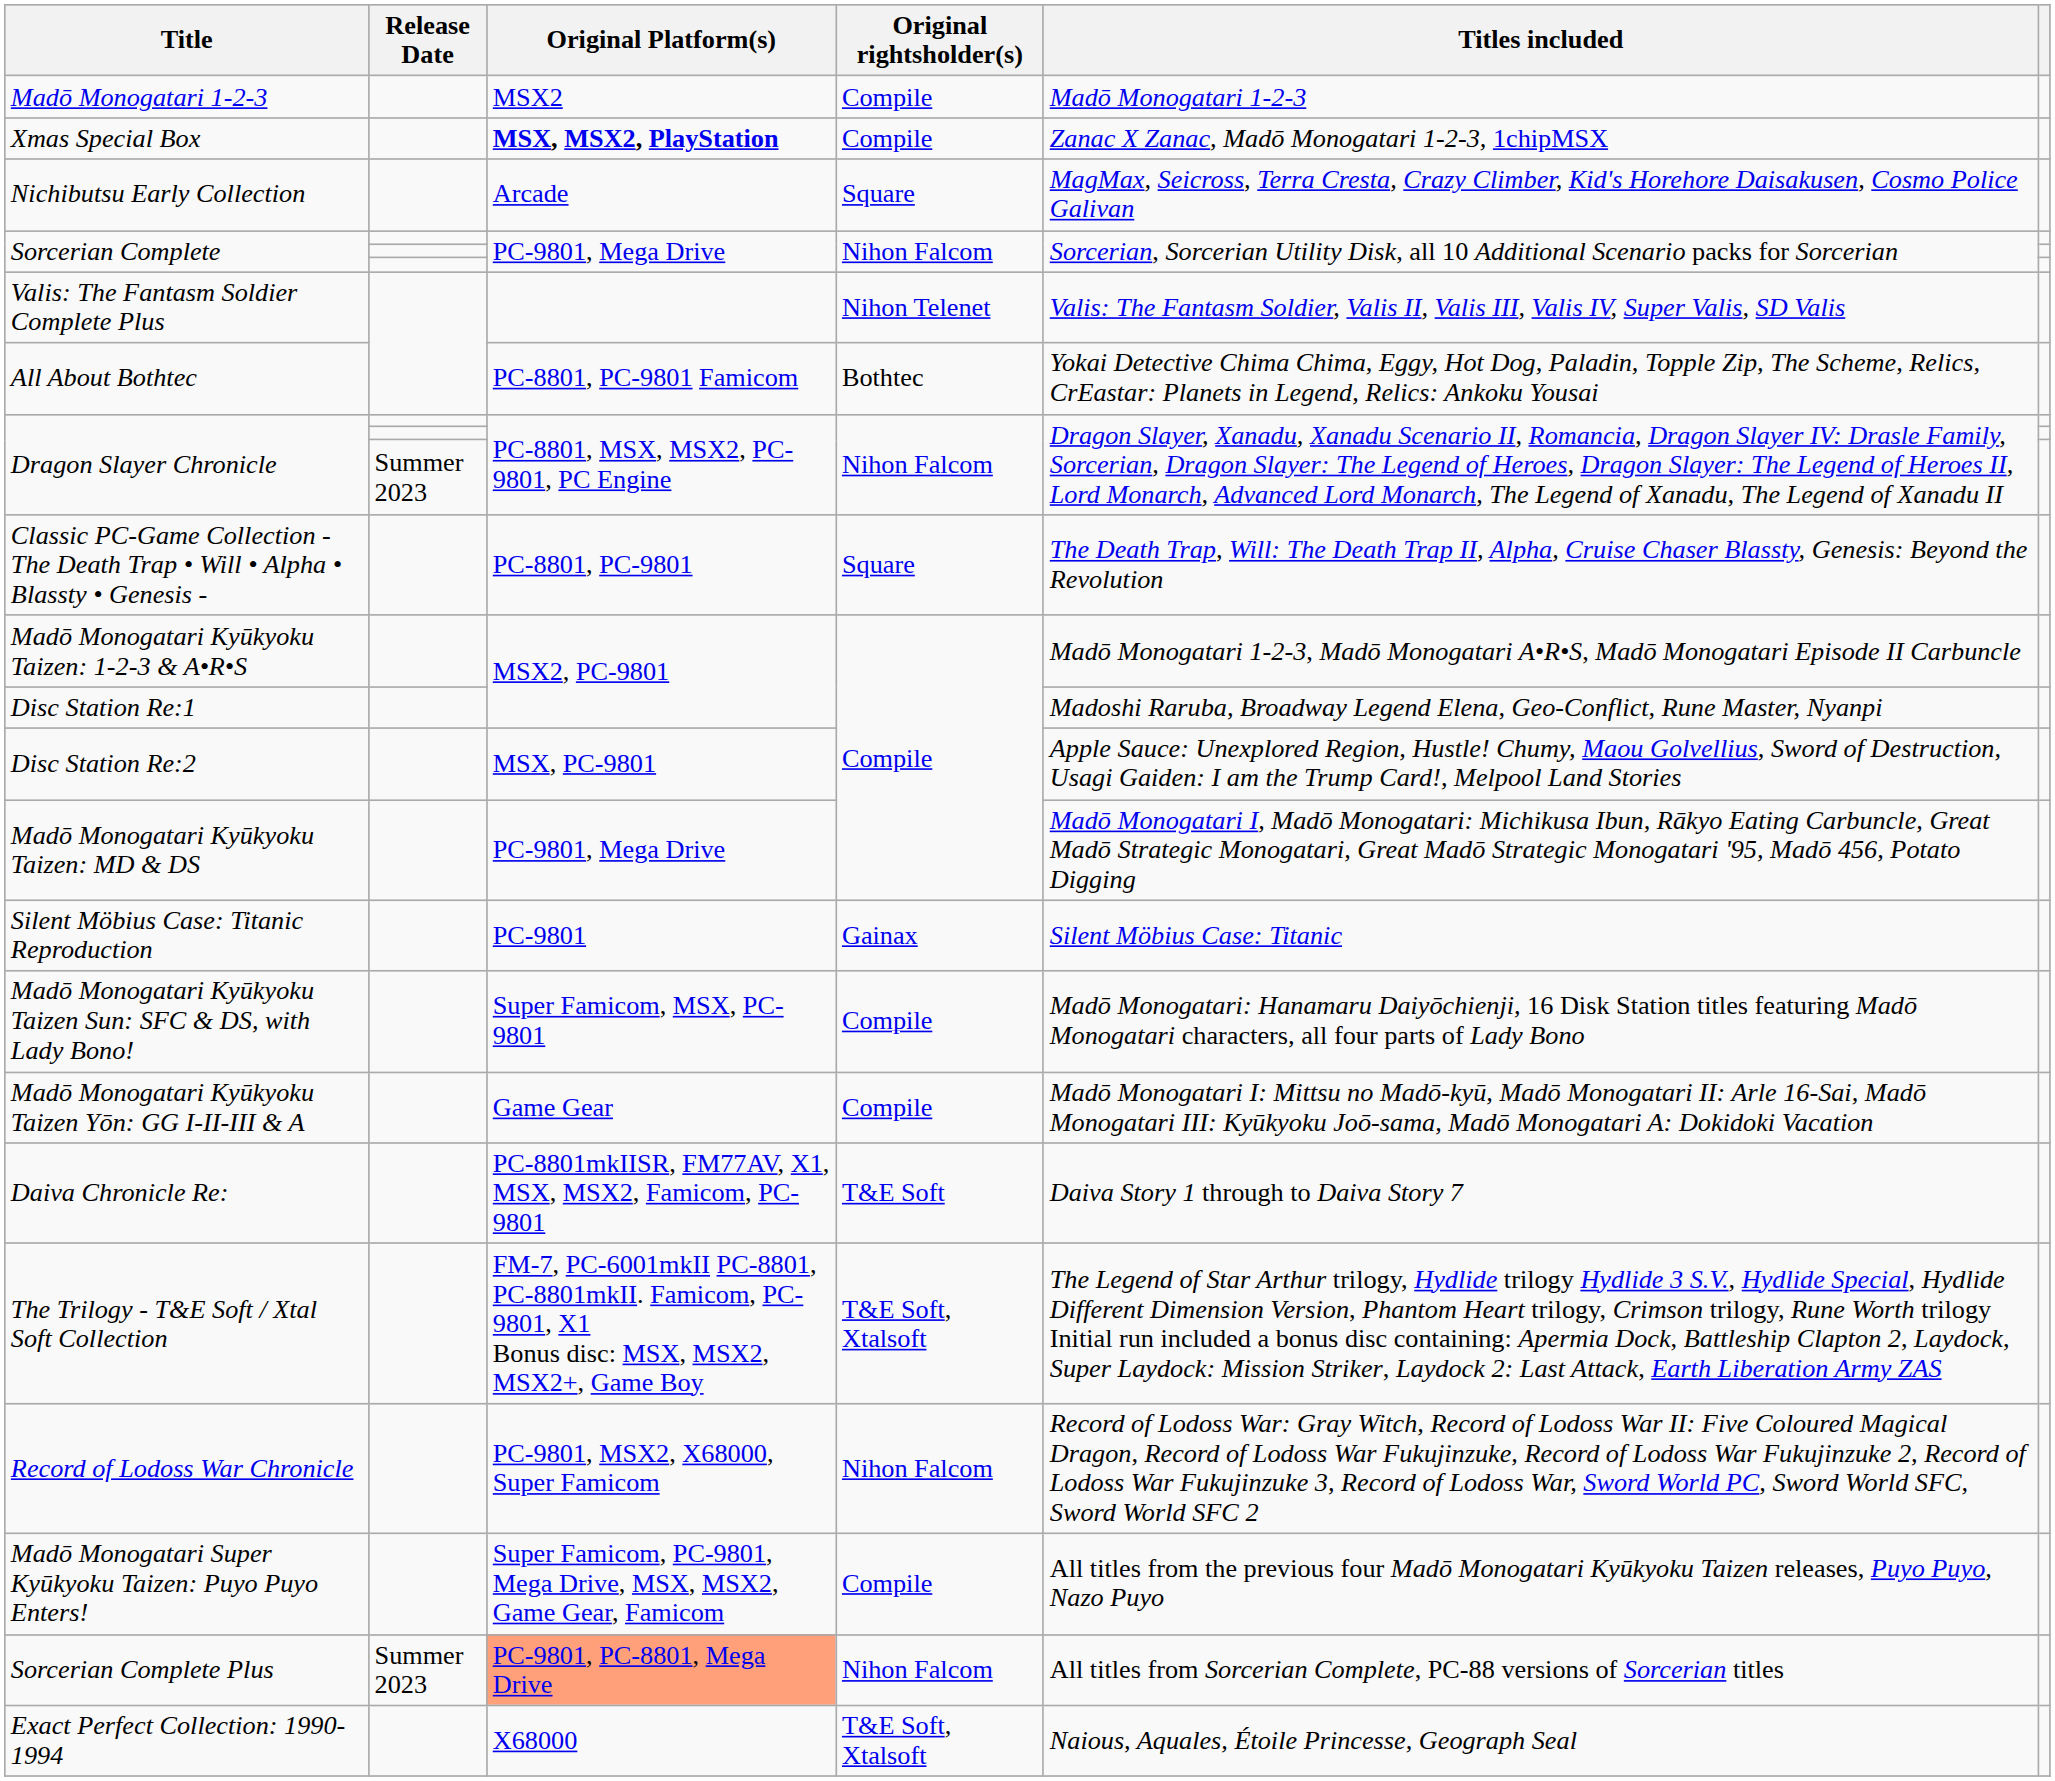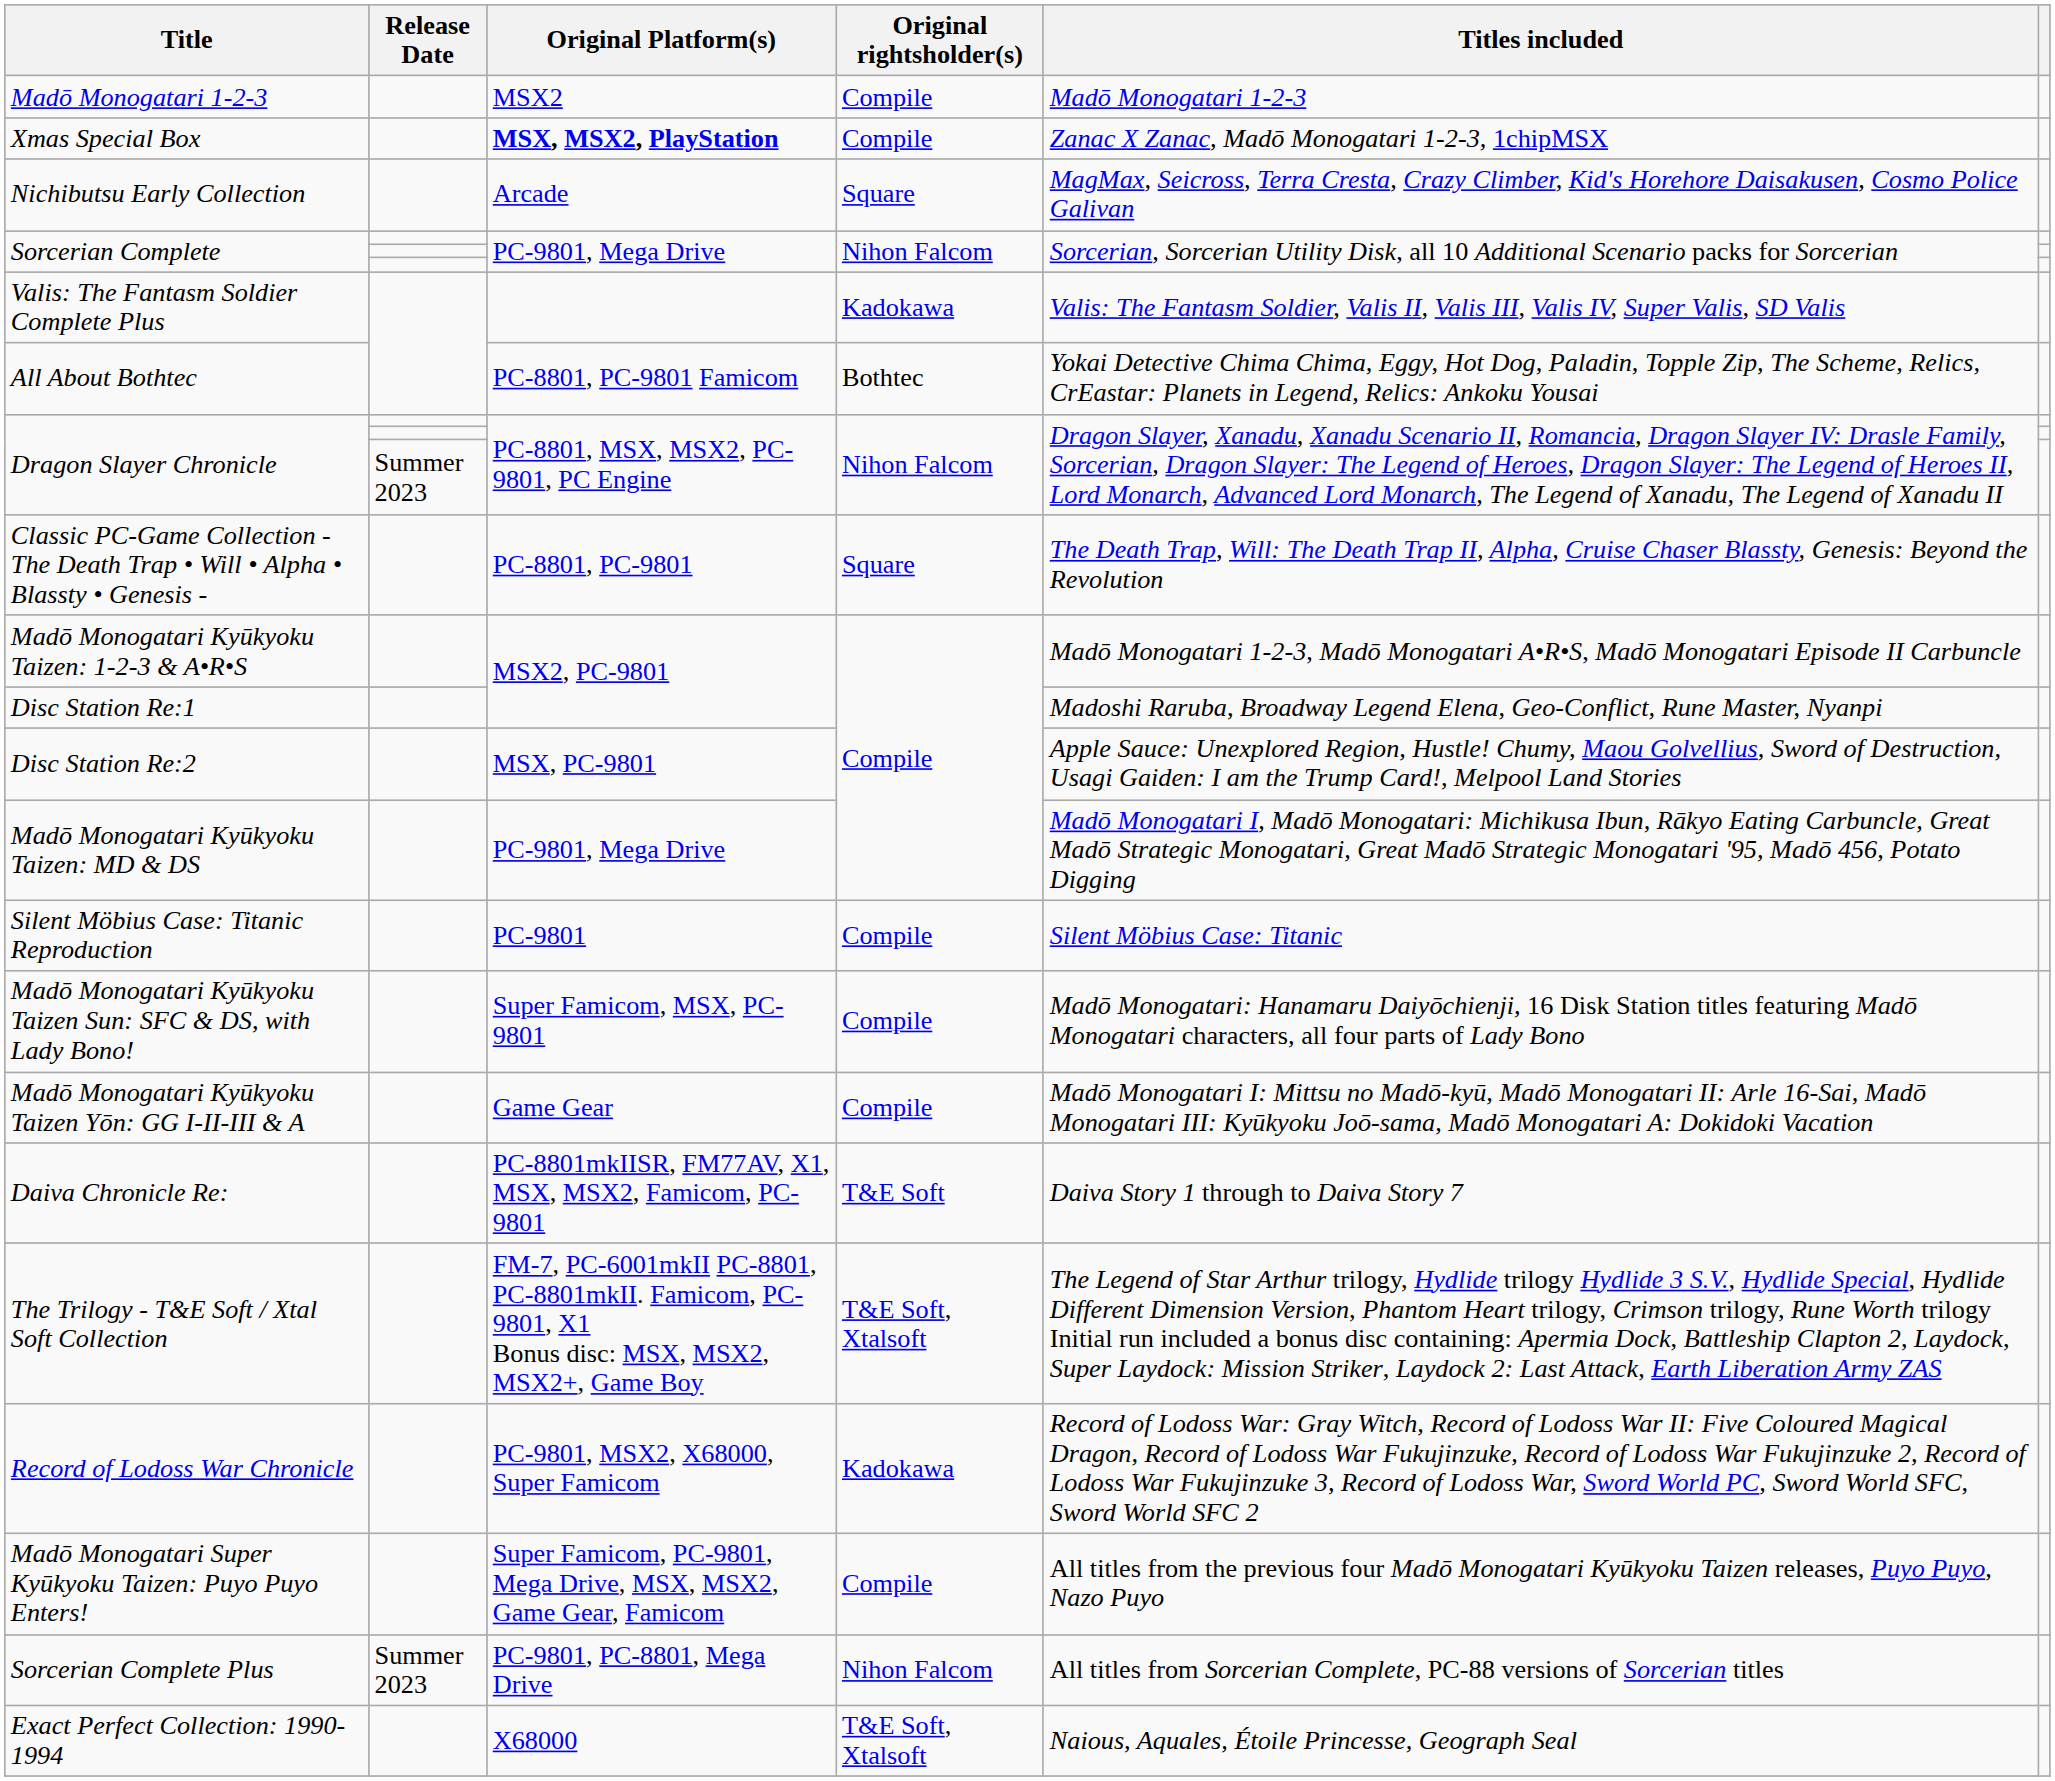(916, 307) Nihon Telenet -> (898, 307) Kadokawa
(880, 935) Gainax -> (887, 935) Compile
(917, 1468) Nihon Falcom -> (898, 1468) Kadokawa
(629, 1669) lightsalmon background -> (629, 1669) no background
